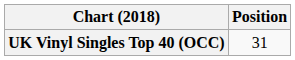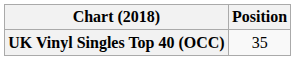(260, 42) 31 -> (260, 42) 35
